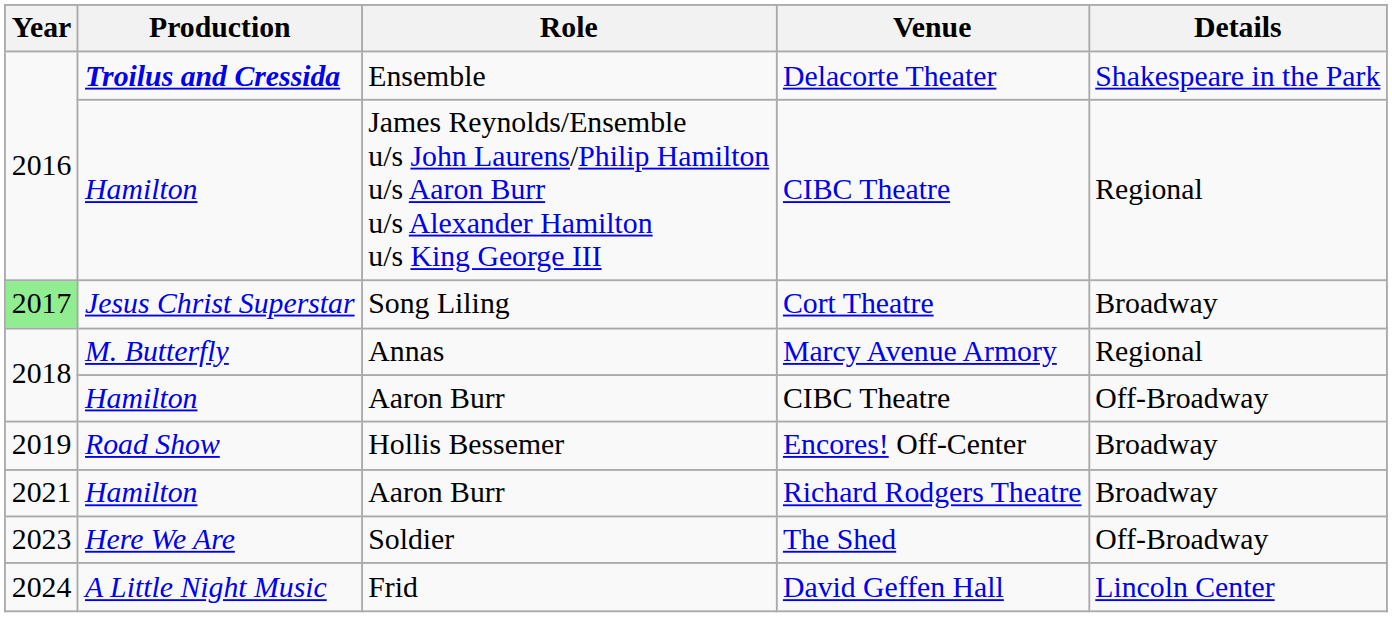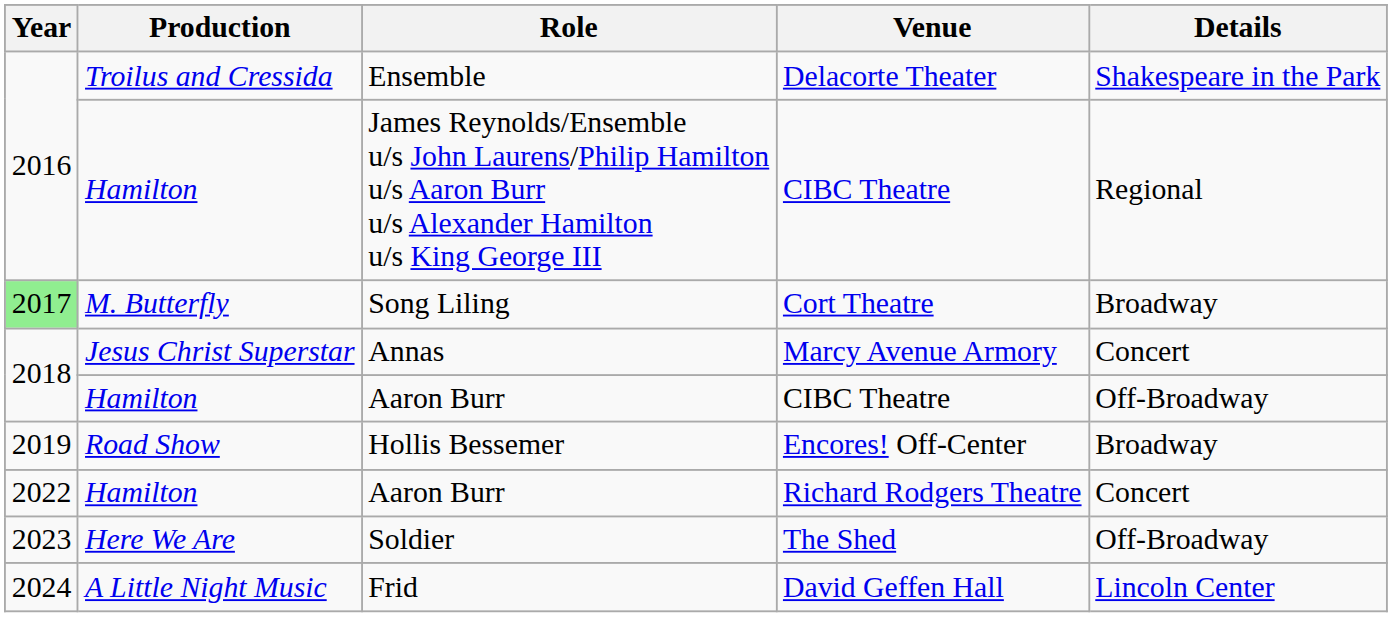(213, 75) bold -> (209, 75) normal
(220, 303) Jesus Christ Superstar -> (157, 303) M. Butterfly
(157, 350) M. Butterfly -> (220, 350) Jesus Christ Superstar
(1149, 350) Regional -> (1142, 350) Concert
(42, 492) 2021 -> (42, 492) 2022
(1156, 492) Broadway -> (1142, 492) Concert
